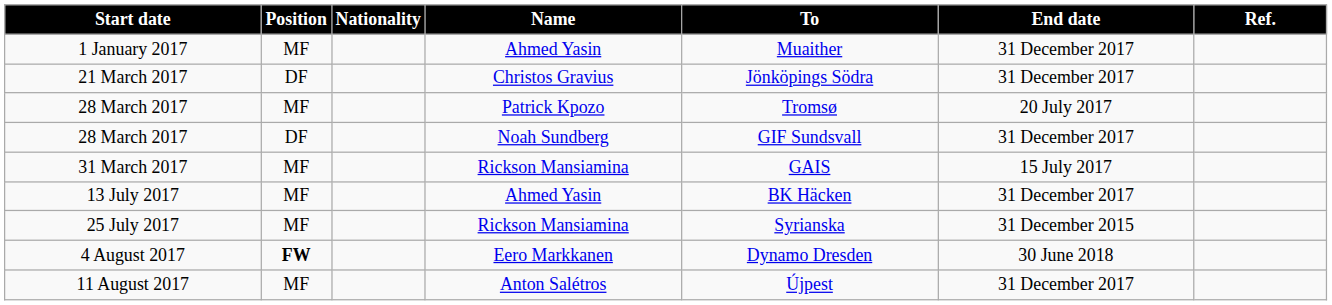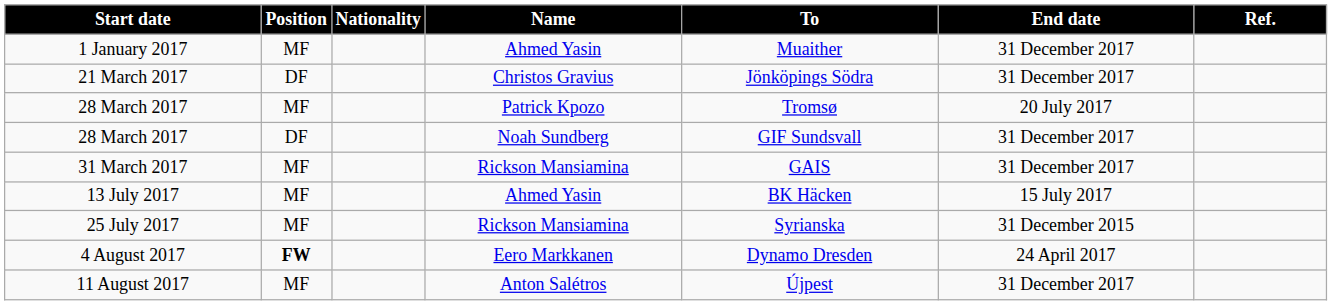(1066, 166) 15 July 2017 -> (1066, 166) 31 December 2017
(1066, 196) 31 December 2017 -> (1066, 196) 15 July 2017
(1066, 255) 30 June 2018 -> (1066, 255) 24 April 2017
